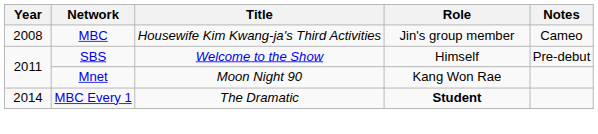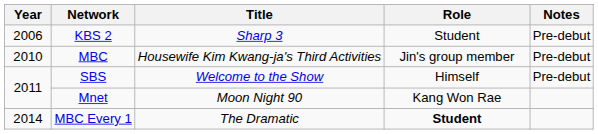+ row: (93, 35)
(28, 35) 2008 -> (28, 56) 2010
(561, 35) Cameo -> (561, 56) Pre-debut
